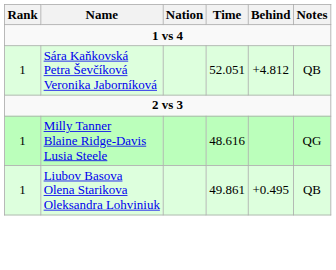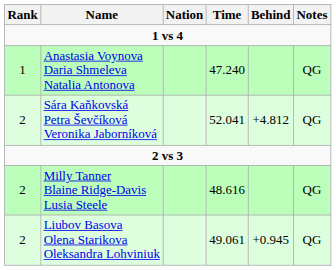+ row: (93, 70)
(23, 70) 1 -> (23, 120) 2
(227, 70) 52.051 -> (227, 120) 52.041
(312, 70) QB -> (312, 120) QG
(23, 140) 1 -> (23, 190) 2
(23, 190) 1 -> (23, 240) 2
(227, 190) 49.861 -> (227, 240) 49.061
(271, 190) +0.495 -> (271, 240) +0.945
(312, 190) QB -> (312, 240) QG
